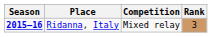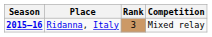columns swapped: (151, 11) <-> (194, 11)
